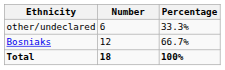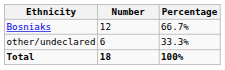rows swapped: (29, 42) <-> (51, 27)
